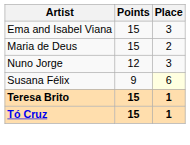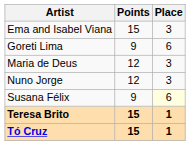+ row: (35, 47)
(133, 47) 15 -> (133, 64) 12
(169, 47) 2 -> (169, 64) 3
